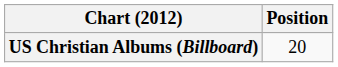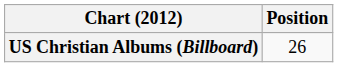(297, 47) 20 -> (297, 47) 26
